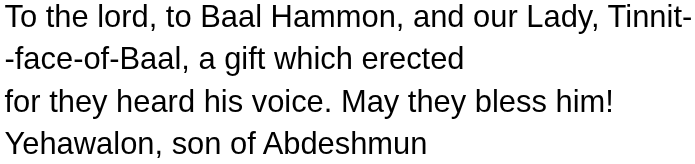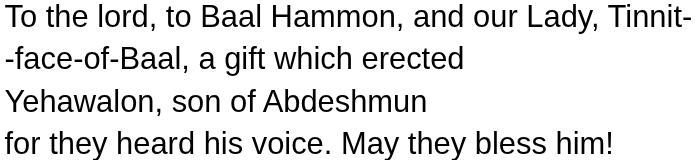rows swapped: (216, 144) <-> (309, 101)
